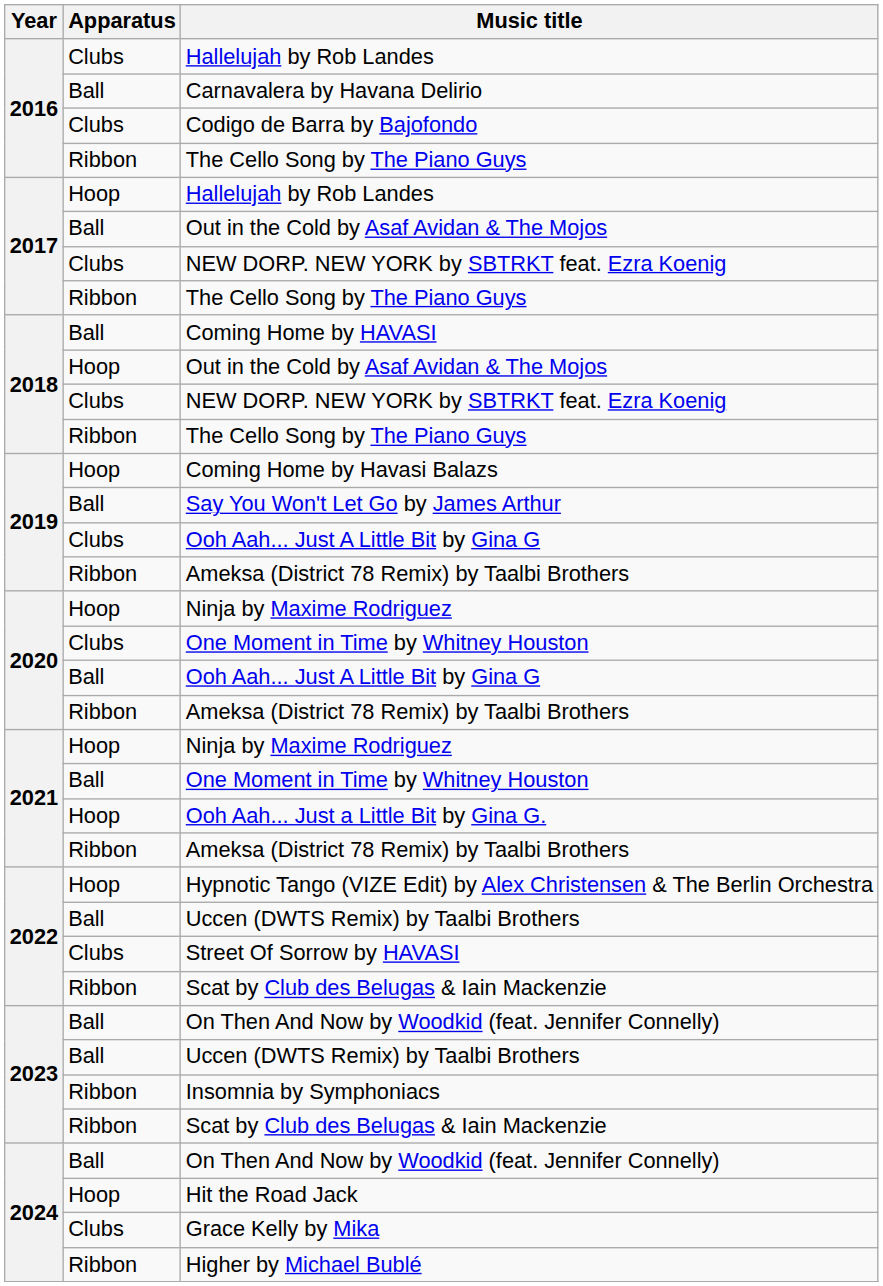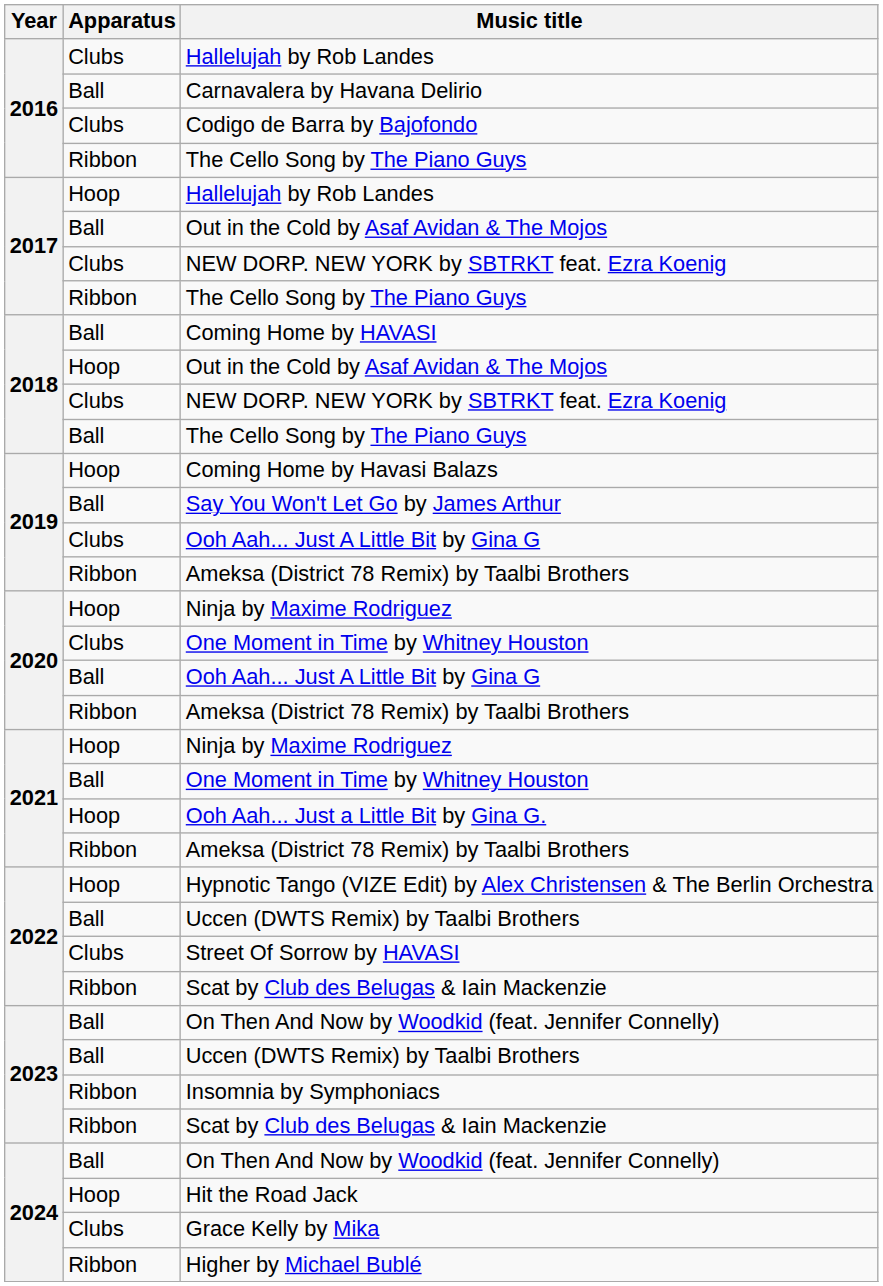(103, 435) Ribbon -> (86, 435) Ball
